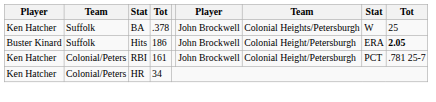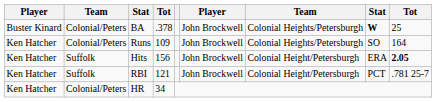(31, 27) Ken Hatcher -> (34, 27) Buster Kinard
(81, 27) Suffolk -> (96, 27) Colonial/Peters
(369, 27) normal -> (372, 27) bold
+ row: (141, 43)
(34, 43) Buster Kinard -> (31, 58) Ken Hatcher
(159, 43) 186 -> (163, 58) 156
(96, 58) Colonial/Peters -> (81, 74) Suffolk
(159, 58) 161 -> (163, 74) 121
